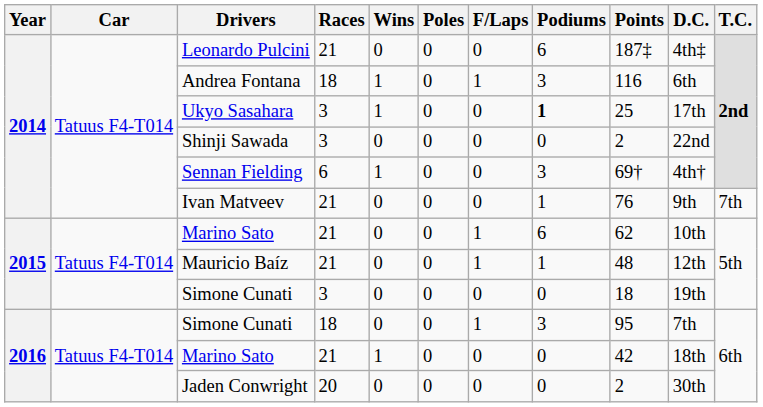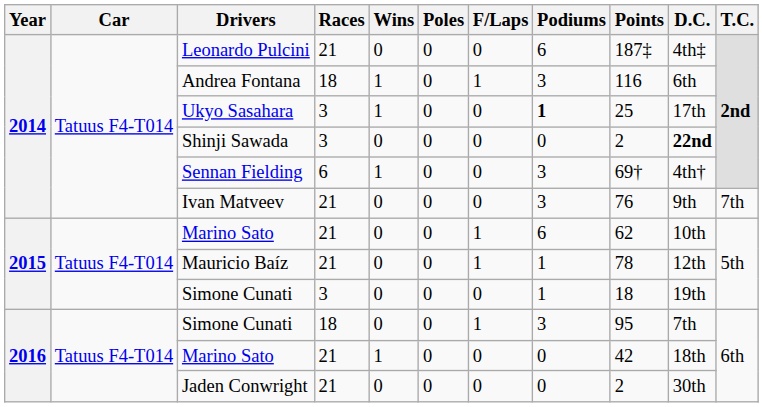(691, 141) normal -> (692, 141) bold
(542, 202) 1 -> (542, 202) 3
(624, 263) 48 -> (624, 263) 78
(542, 293) 0 -> (542, 293) 1
(328, 385) 20 -> (328, 385) 21
